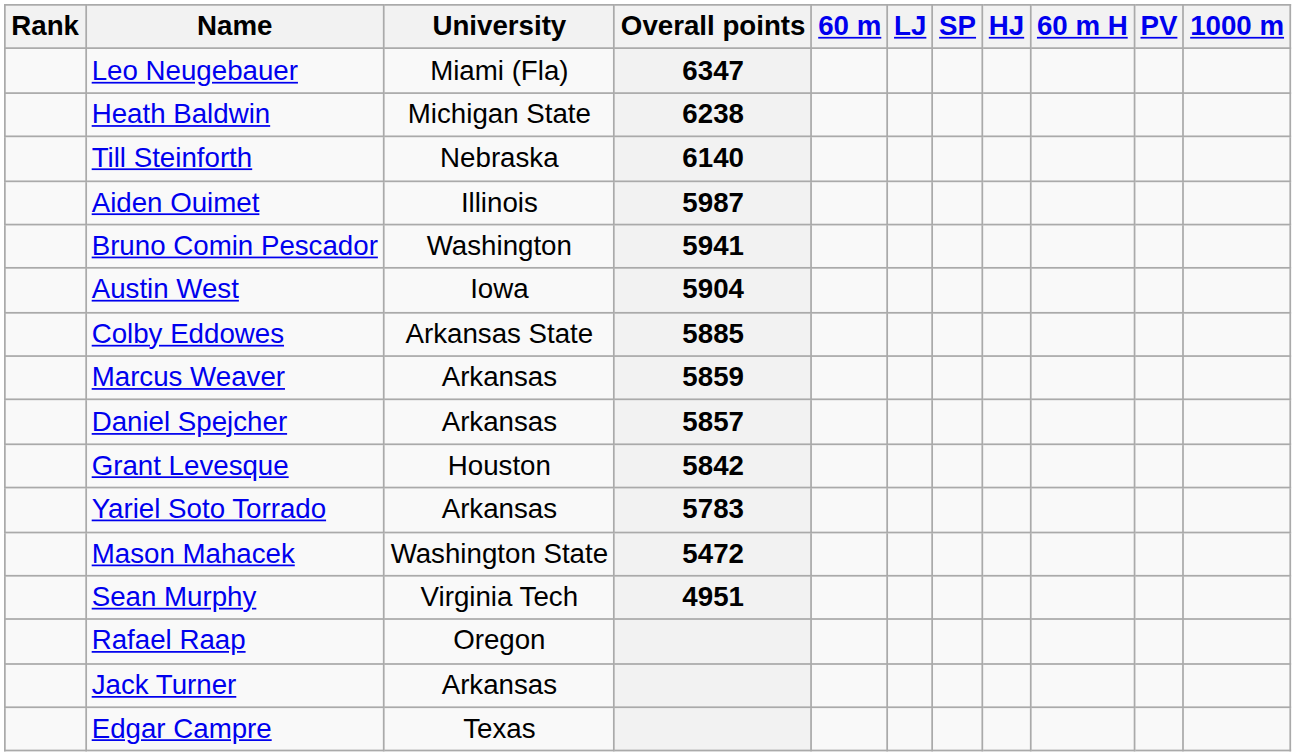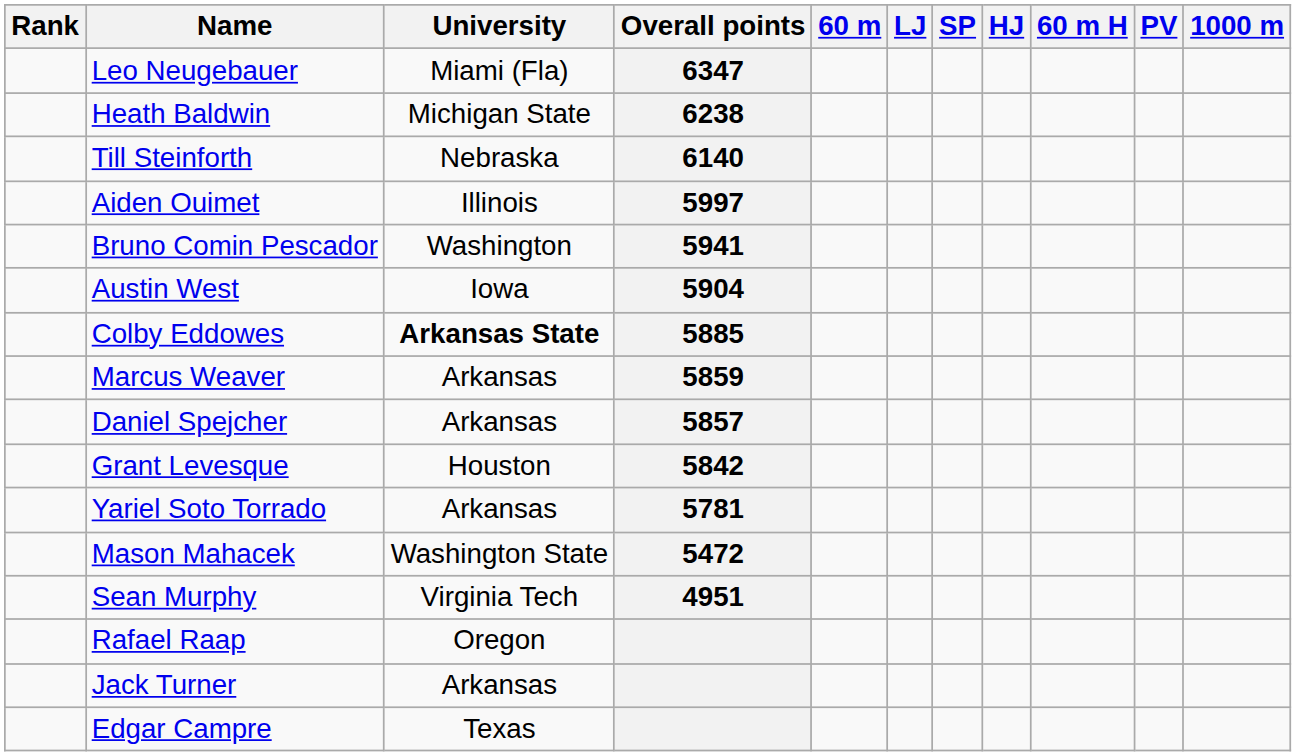(713, 202) 5987 -> (713, 202) 5997
(499, 333) normal -> (499, 333) bold
(713, 509) 5783 -> (713, 509) 5781
